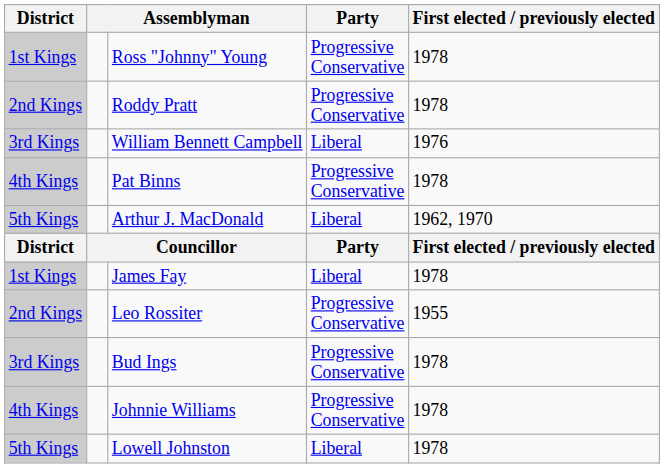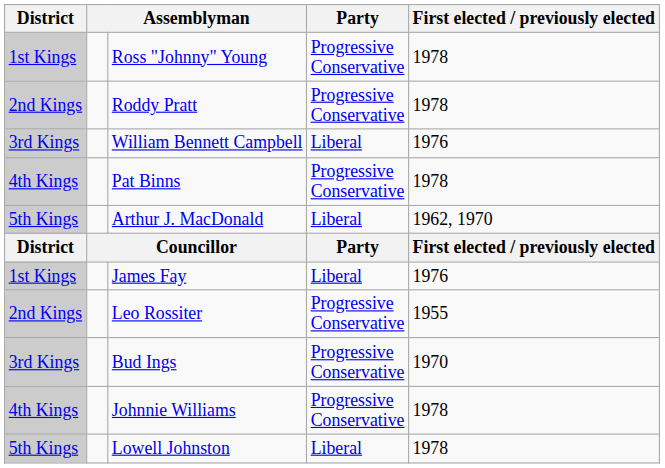(430, 275) 1978 -> (430, 275) 1976
(430, 361) 1978 -> (430, 361) 1970
